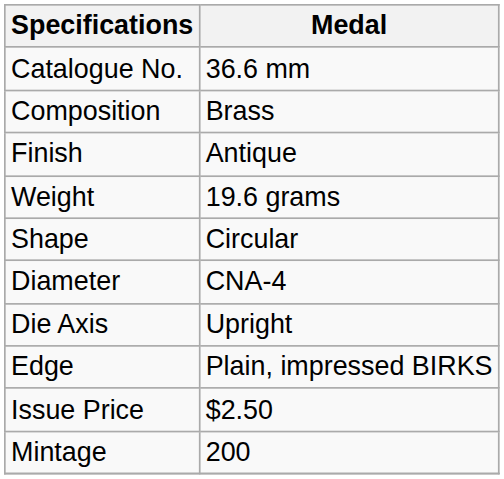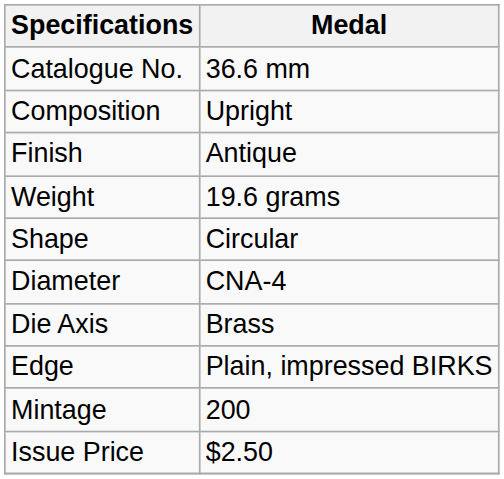(240, 111) Brass -> (249, 111) Upright
(249, 324) Upright -> (240, 324) Brass
rows swapped: (78, 409) <-> (59, 452)
